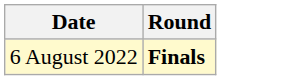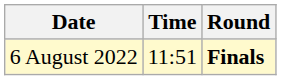+ column: (172, 21)
